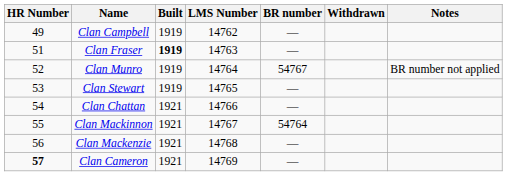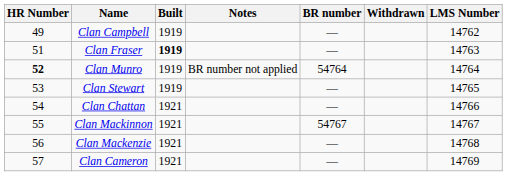columns swapped: (223, 13) <-> (445, 13)
(38, 69) normal -> (38, 69) bold
(293, 69) 54767 -> (332, 69) 54764
(293, 124) 54764 -> (332, 124) 54767
(38, 161) bold -> (38, 161) normal
